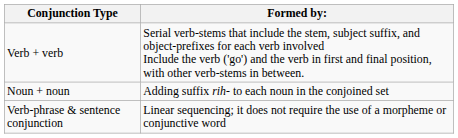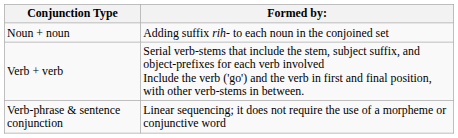rows swapped: (38, 91) <-> (35, 52)
